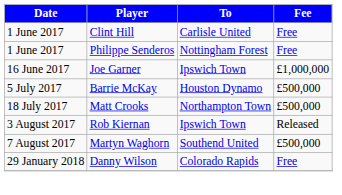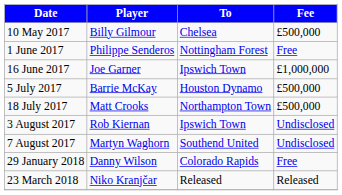+ row: (123, 32)
- row: (112, 32)
(298, 124) Released -> (305, 124) Undisclosed
(298, 143) £500,000 -> (305, 143) Undisclosed
+ row: (123, 180)
